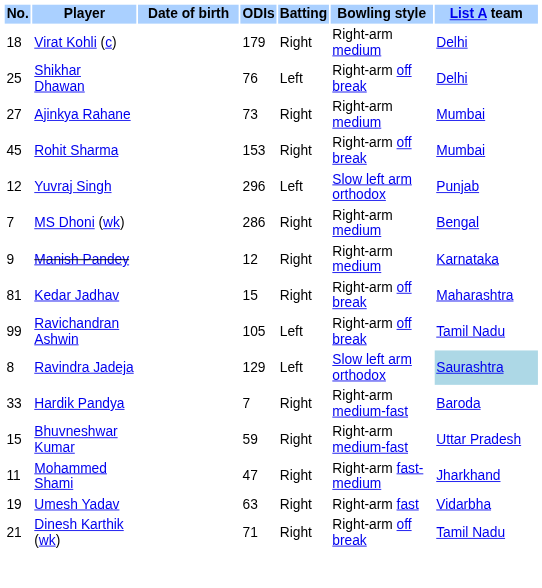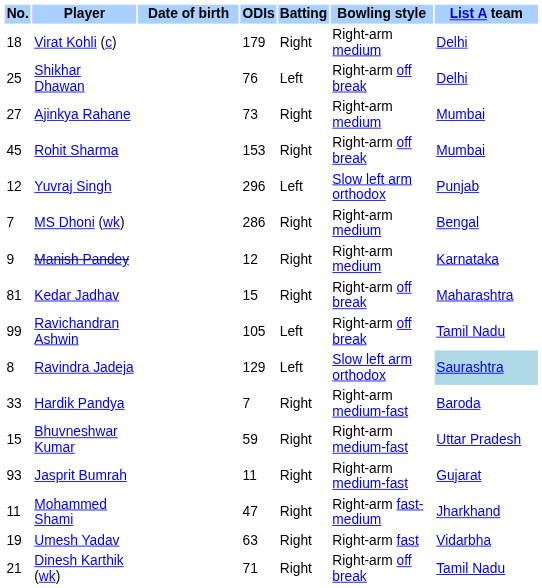+ row: (81, 476)
